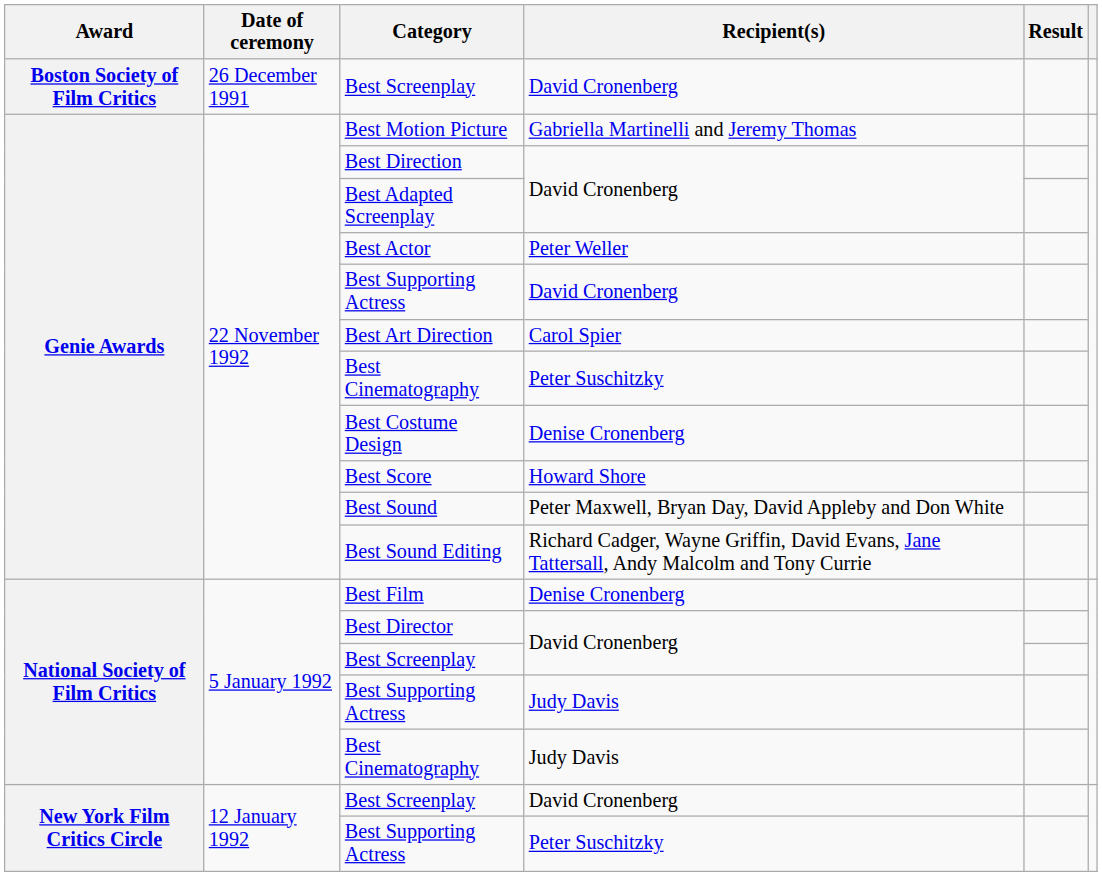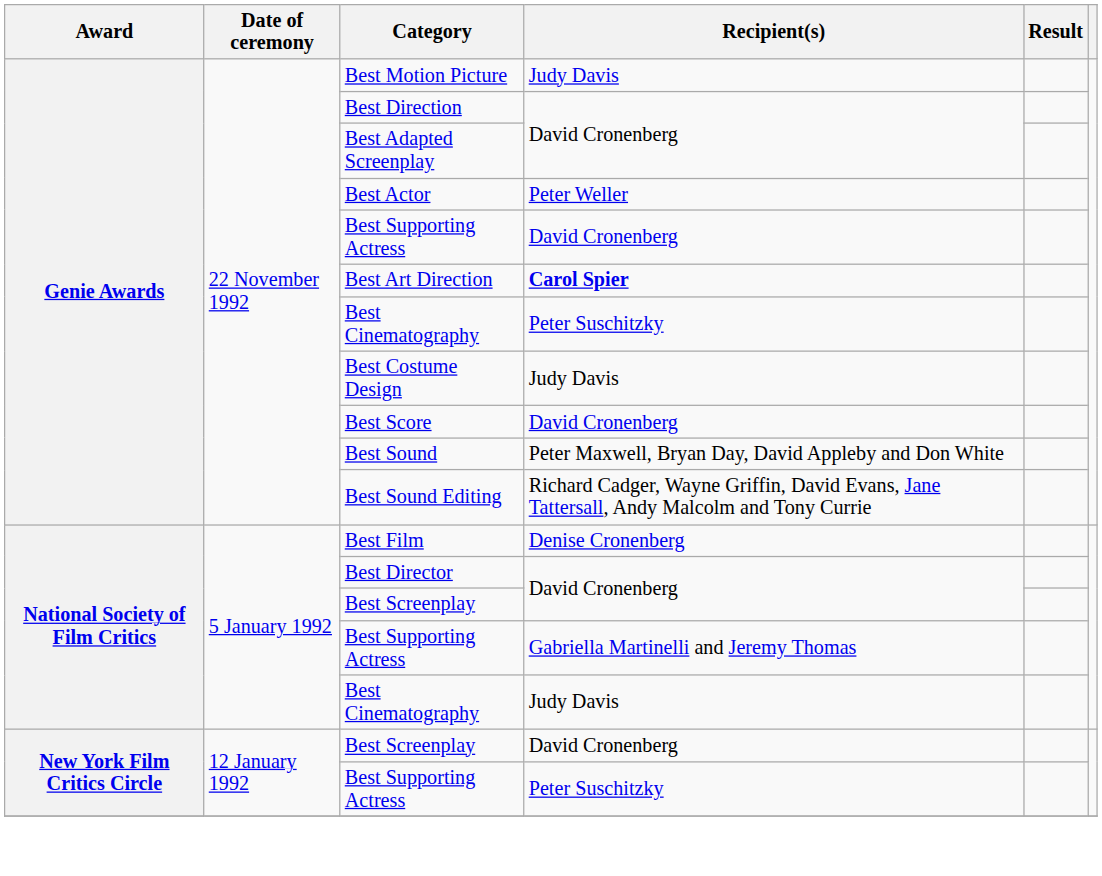- row: (104, 86)
(693, 129) Gabriella Martinelli and Jeremy Thomas -> (574, 75) Judy Davis
(575, 335) normal -> (579, 280) bold
(607, 432) Denise Cronenberg -> (574, 378) Judy Davis
(587, 476) Howard Shore -> (603, 421) David Cronenberg
(574, 702) Judy Davis -> (693, 647) Gabriella Martinelli and Jeremy Thomas
